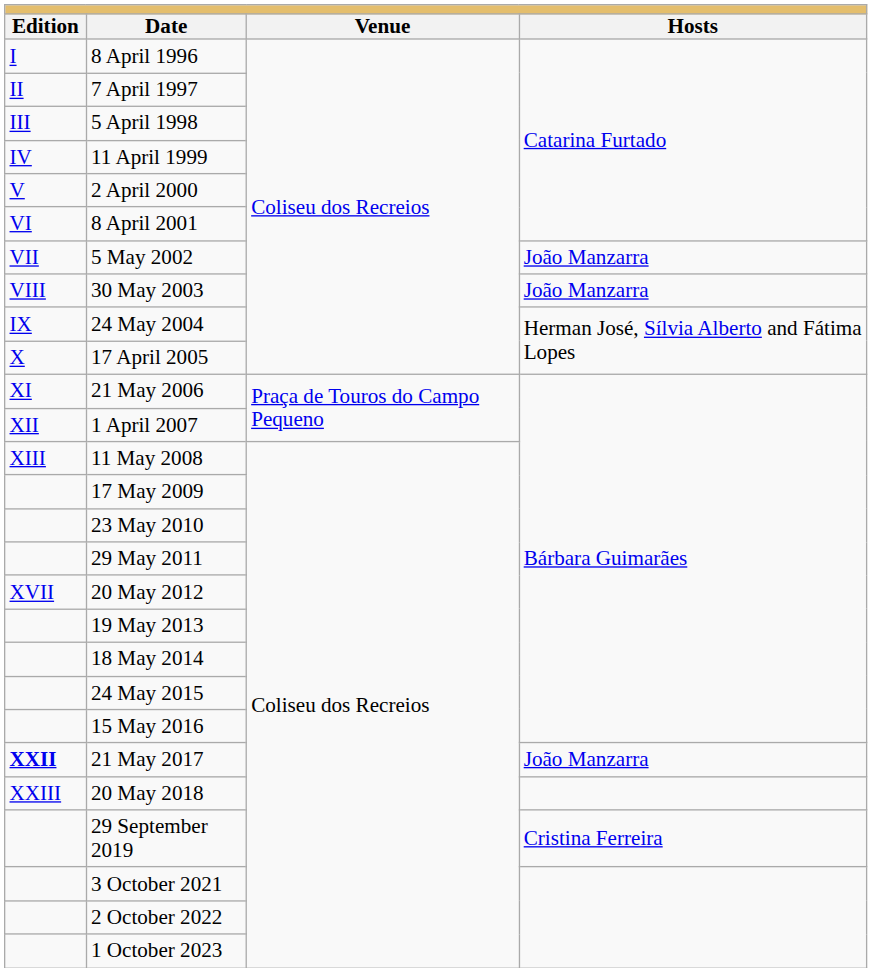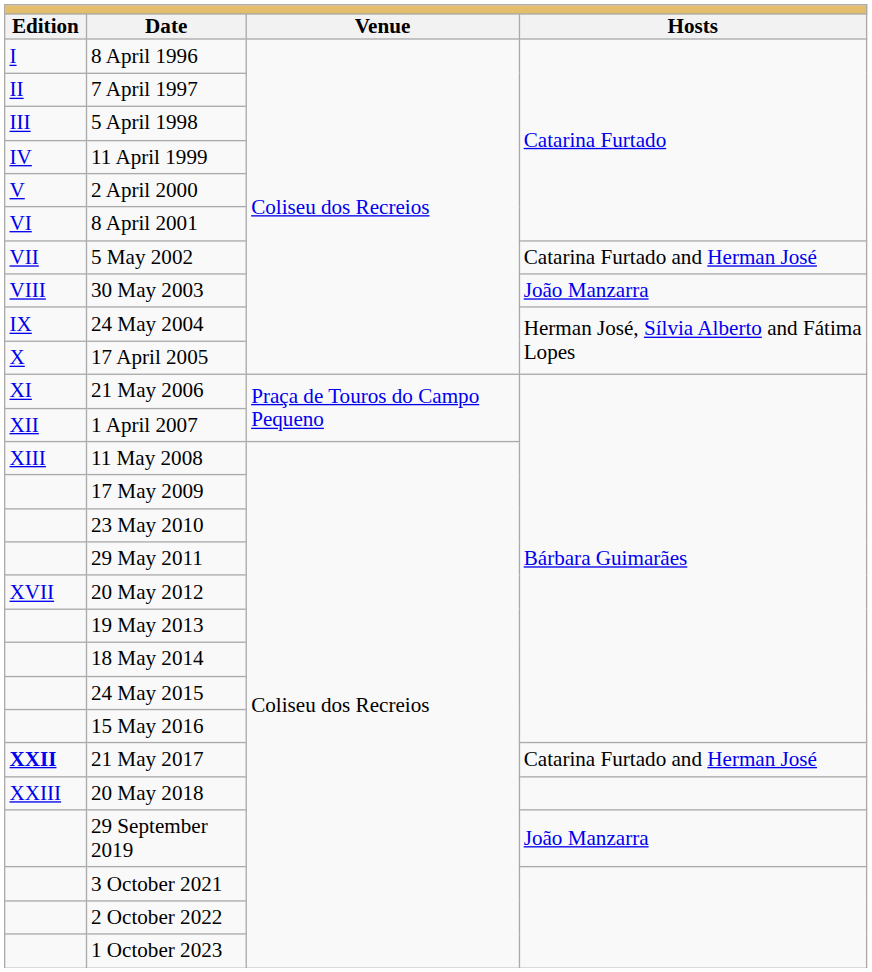(586, 257) João Manzarra -> (670, 257) Catarina Furtado and Herman José
(586, 759) João Manzarra -> (670, 759) Catarina Furtado and Herman José
(593, 838) Cristina Ferreira -> (586, 838) João Manzarra
